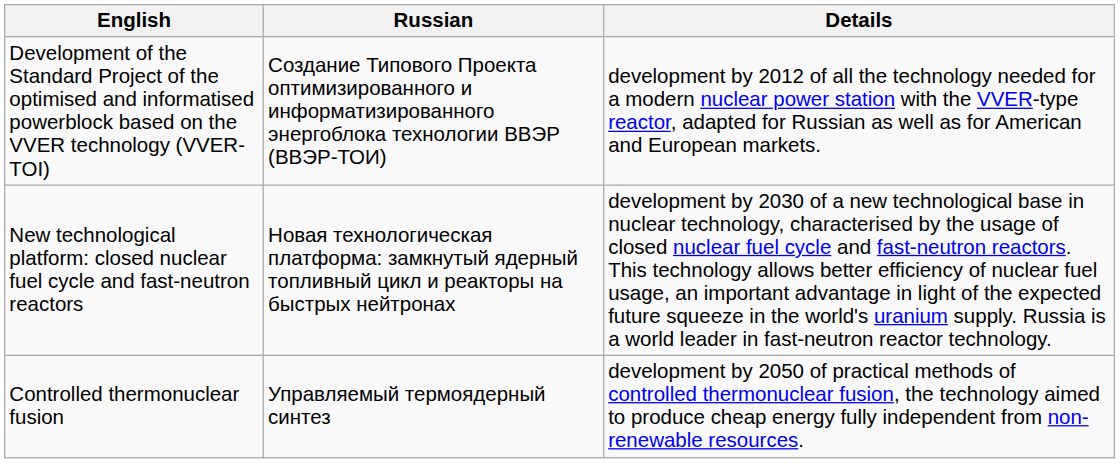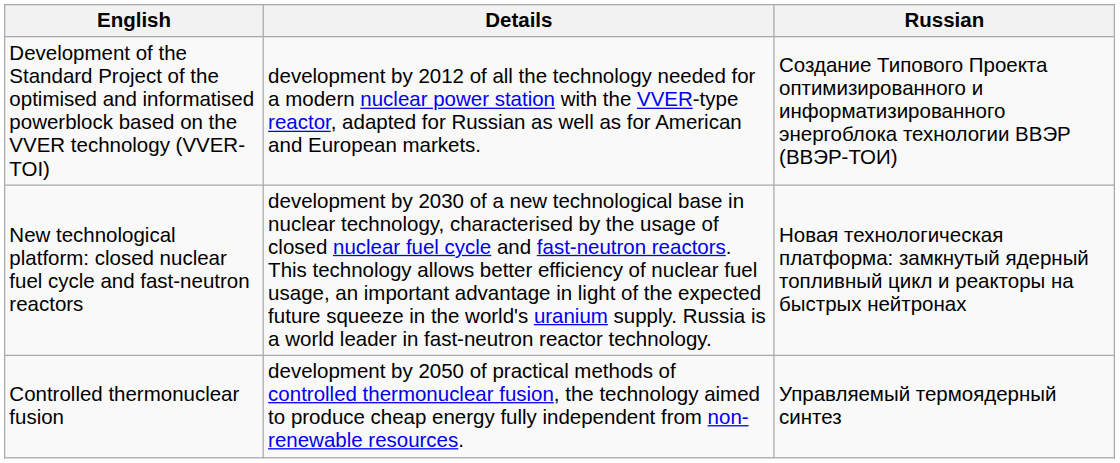columns swapped: (433, 20) <-> (859, 20)
